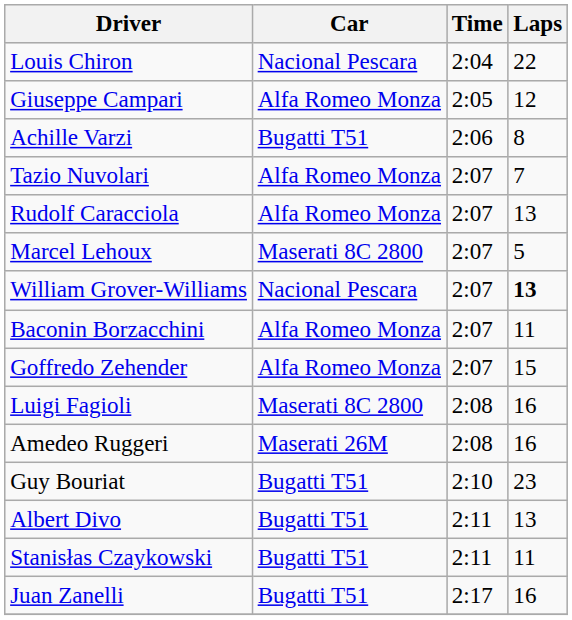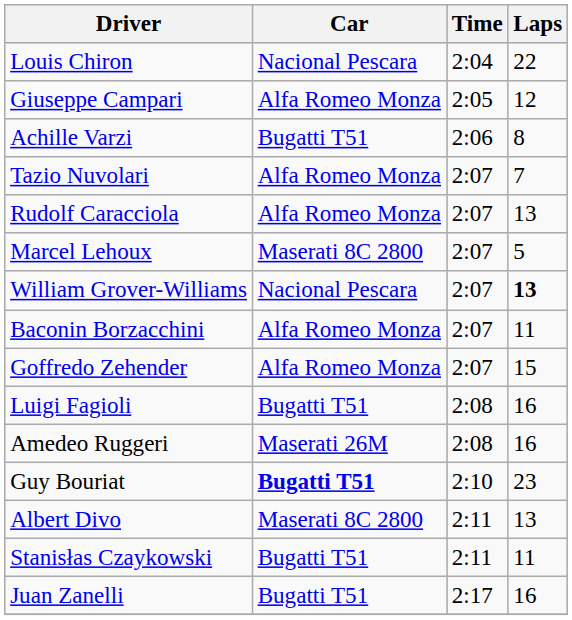(340, 404) Maserati 8C 2800 -> (313, 404) Bugatti T51
(313, 480) normal -> (316, 480) bold
(313, 518) Bugatti T51 -> (340, 518) Maserati 8C 2800
